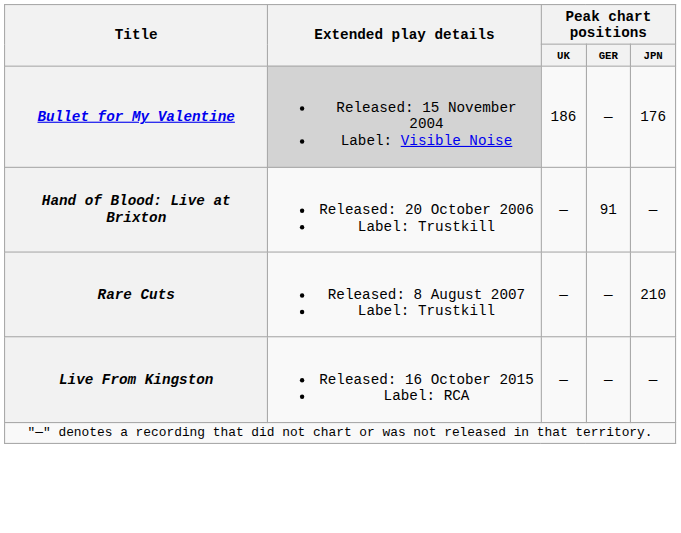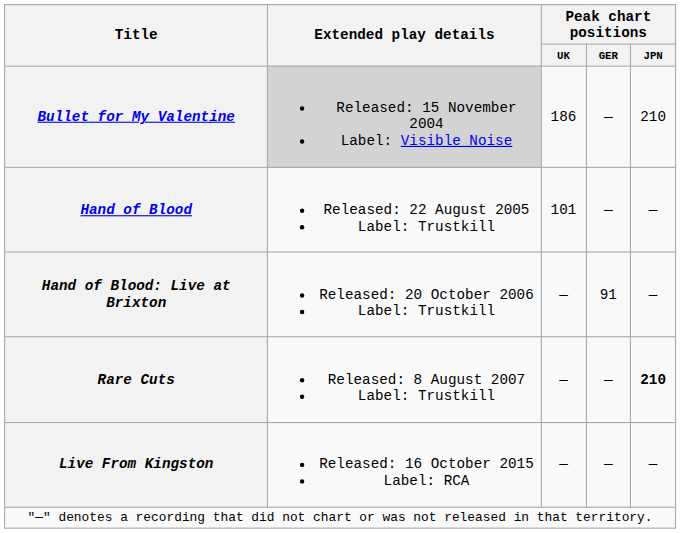(653, 117) 176 -> (653, 117) 210
+ row: (136, 210)
(653, 295) normal -> (653, 380) bold
